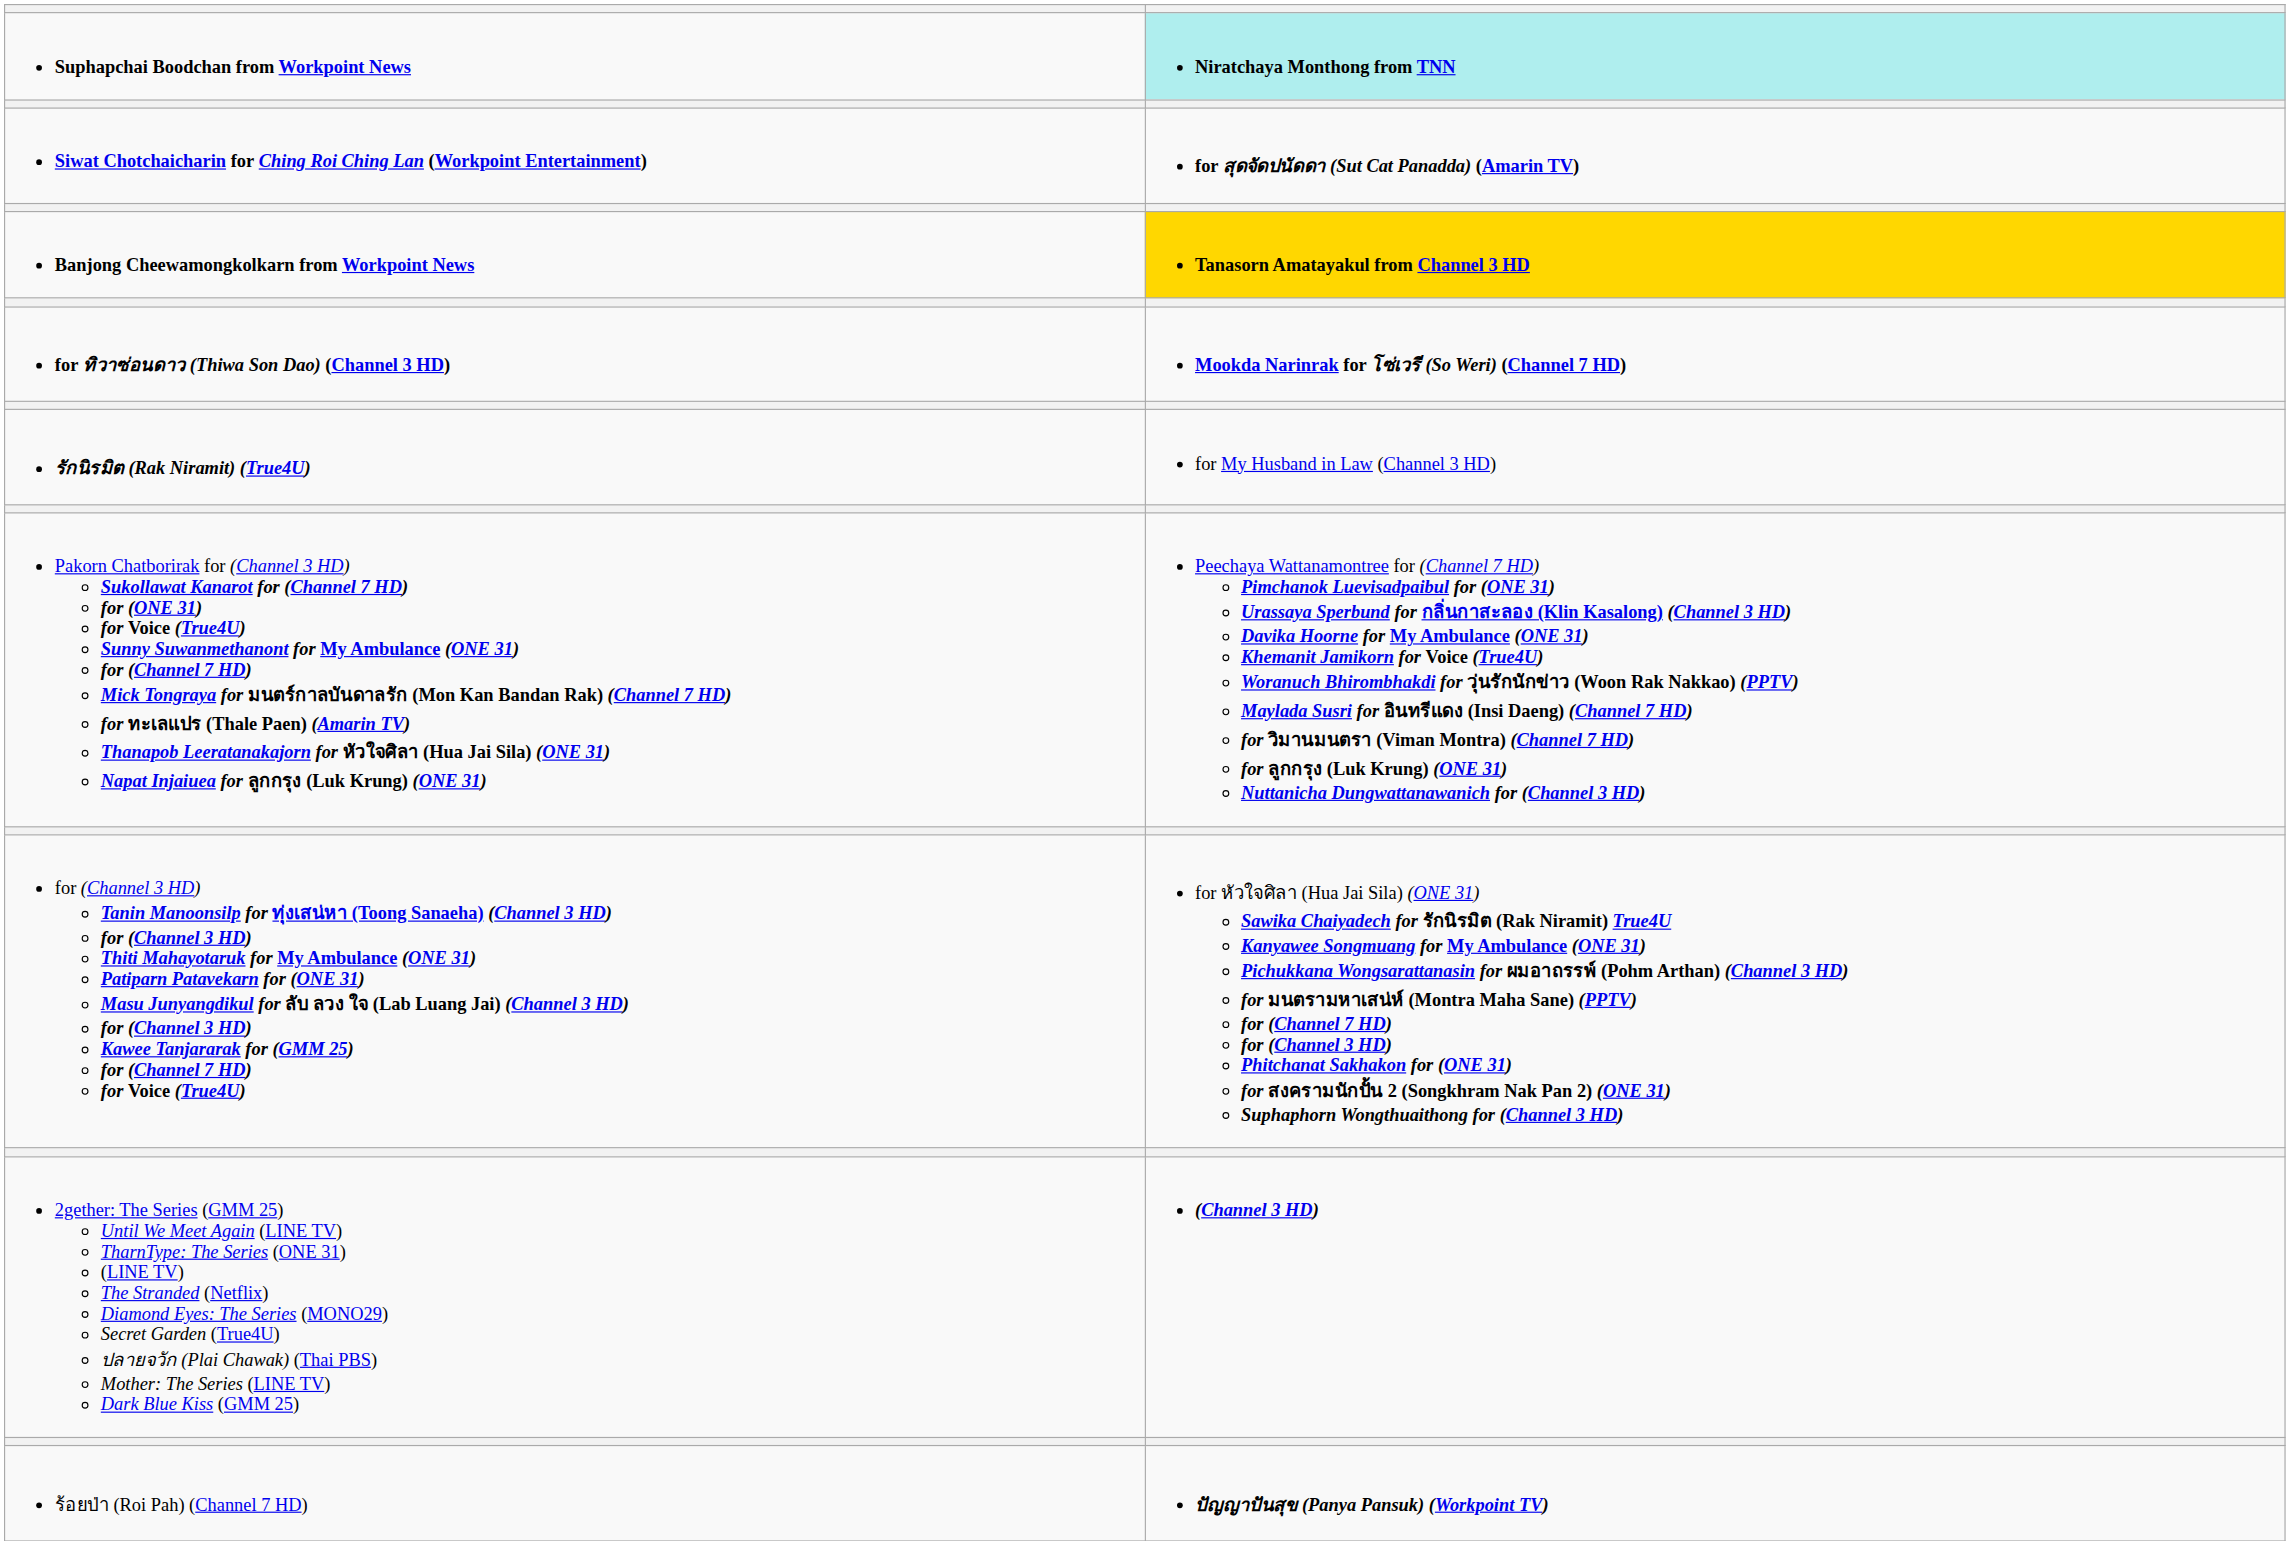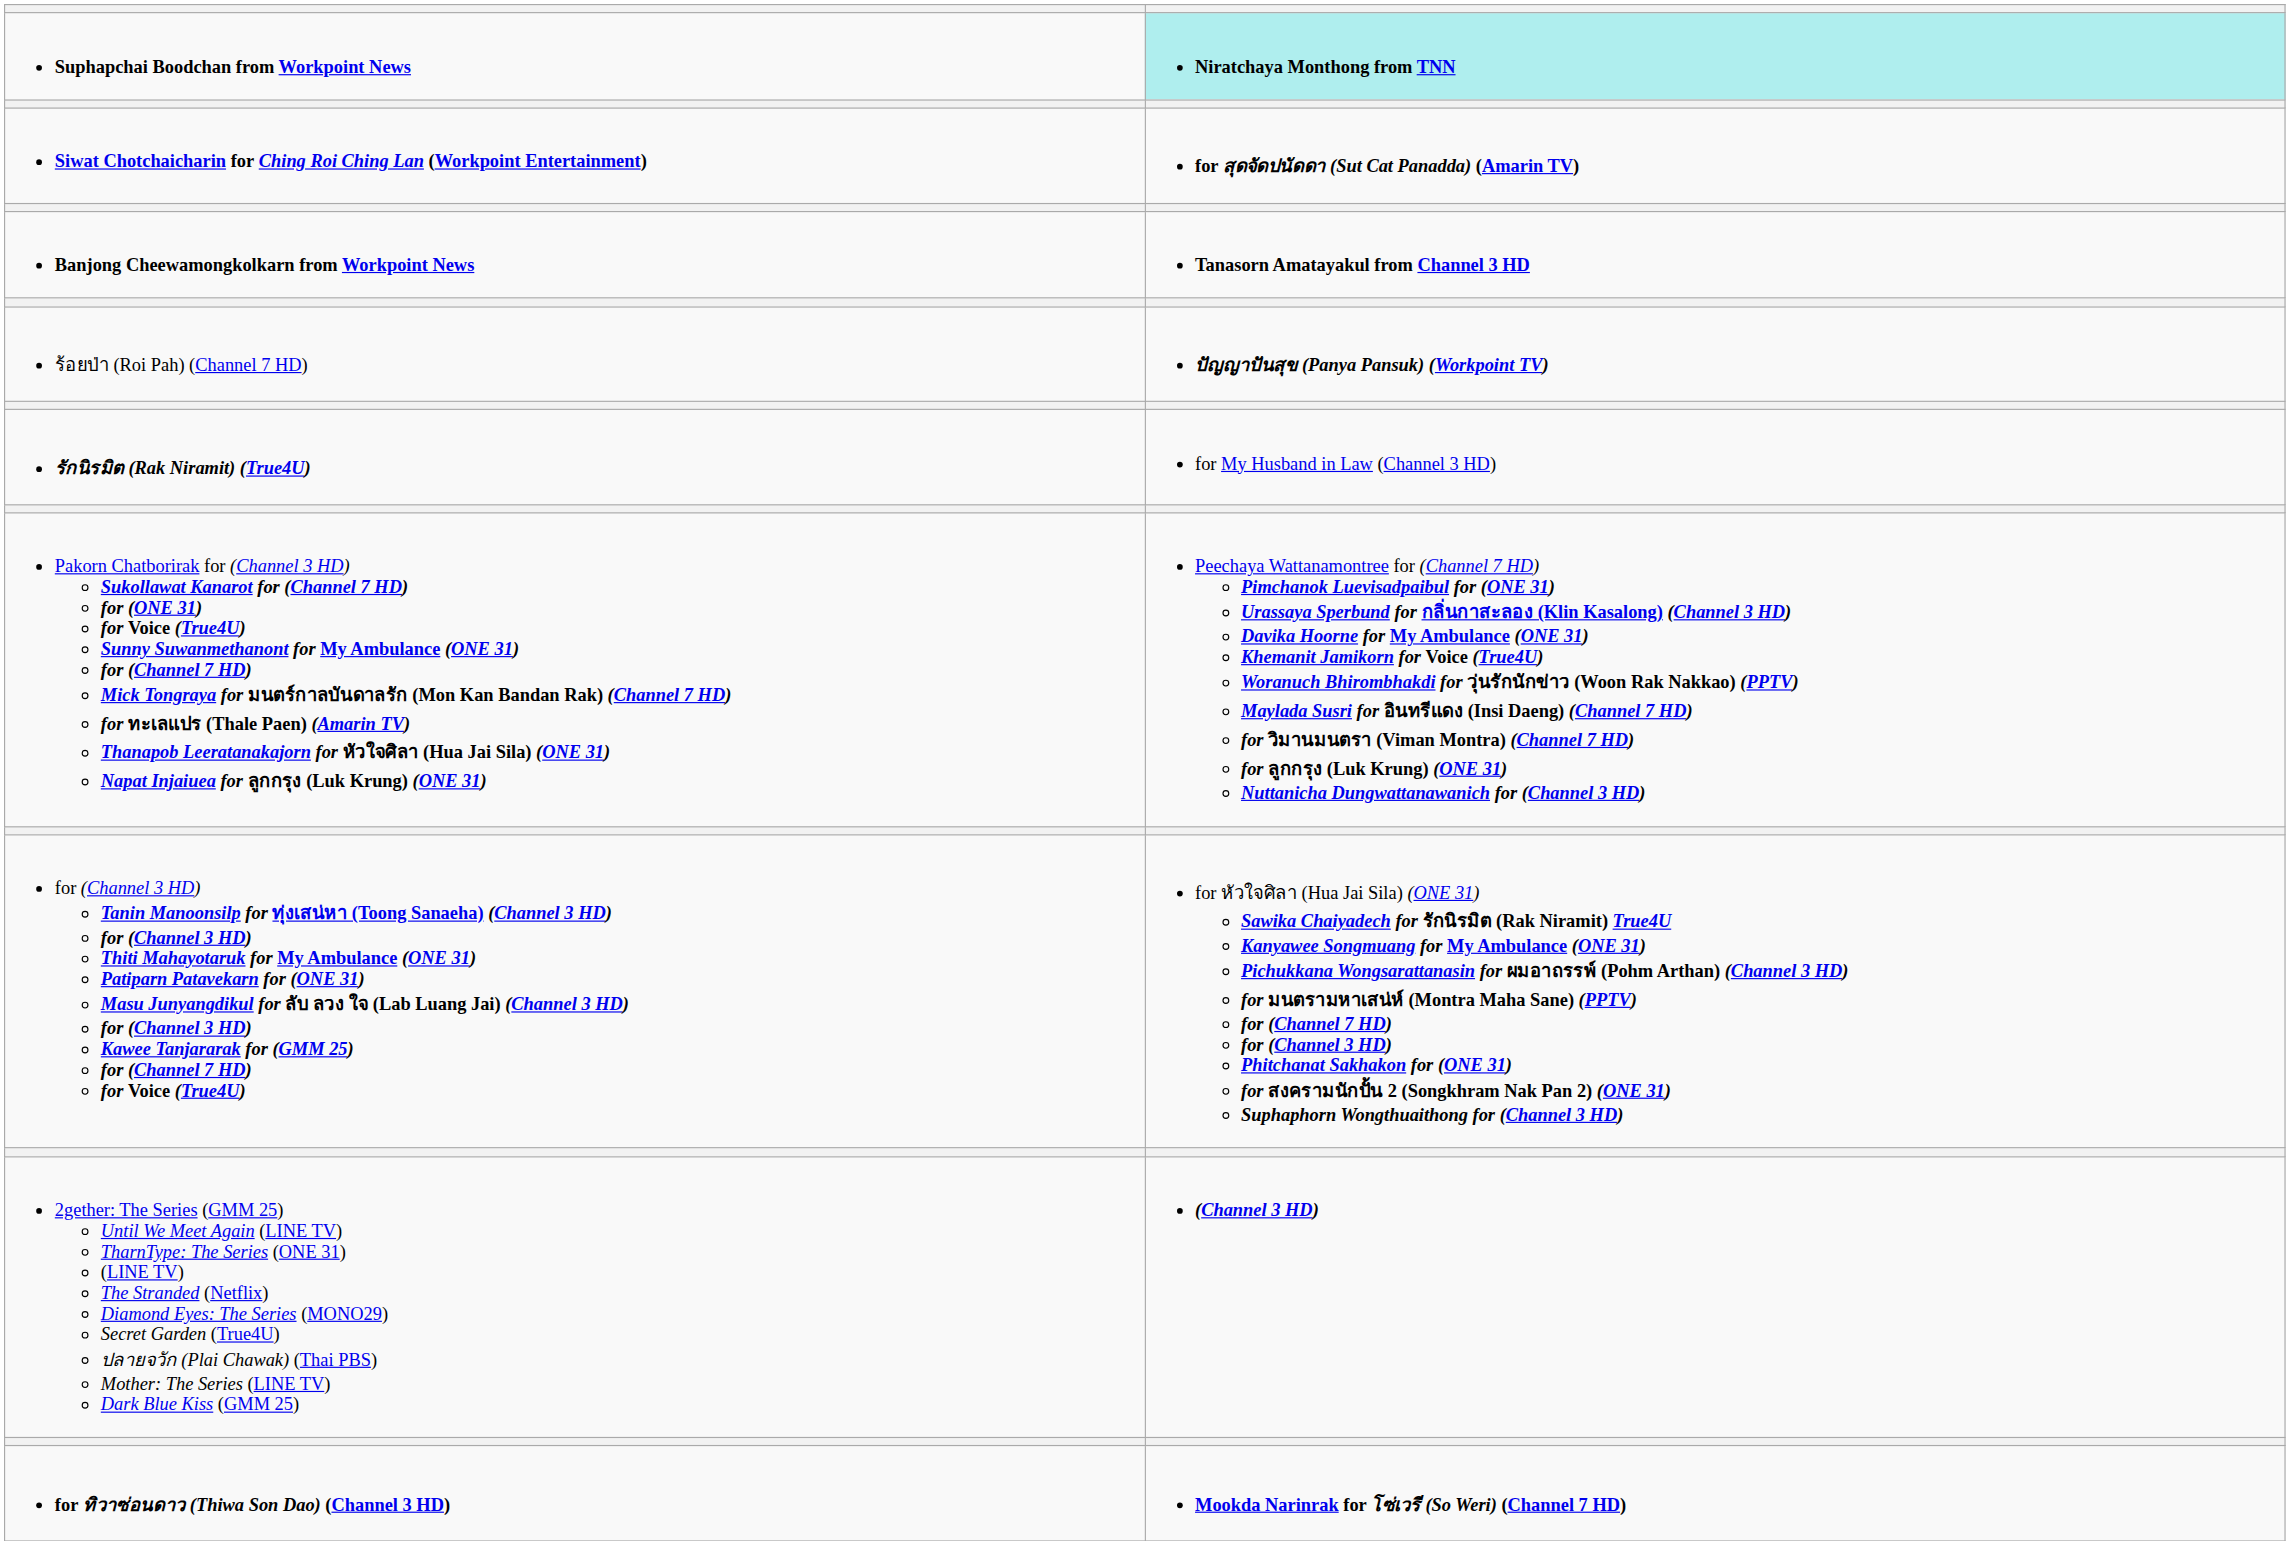(1715, 265) gold background -> (1715, 265) no background
rows swapped: (575, 364) <-> (575, 1504)
